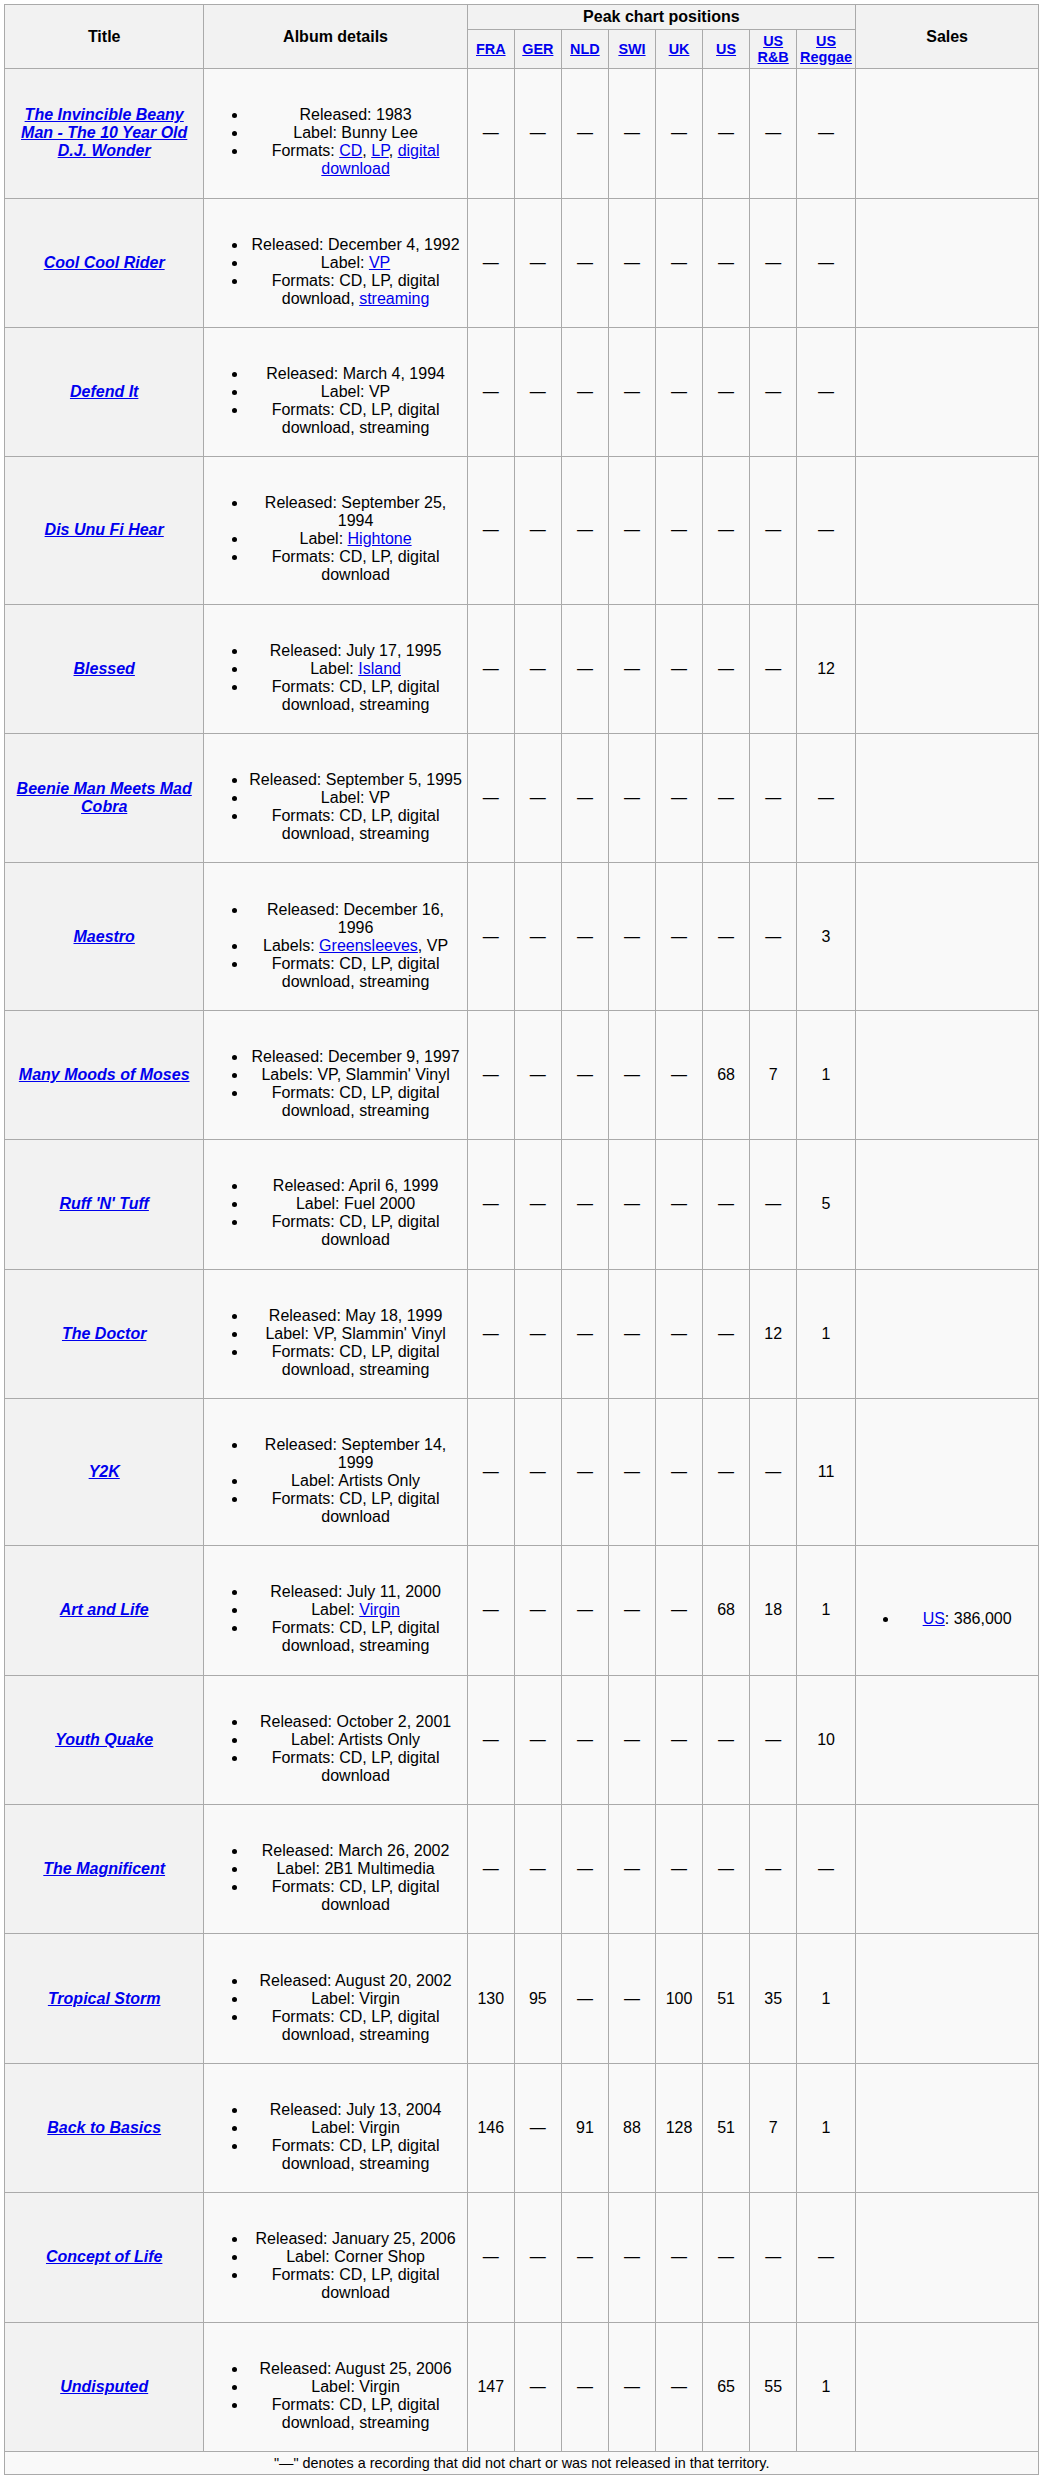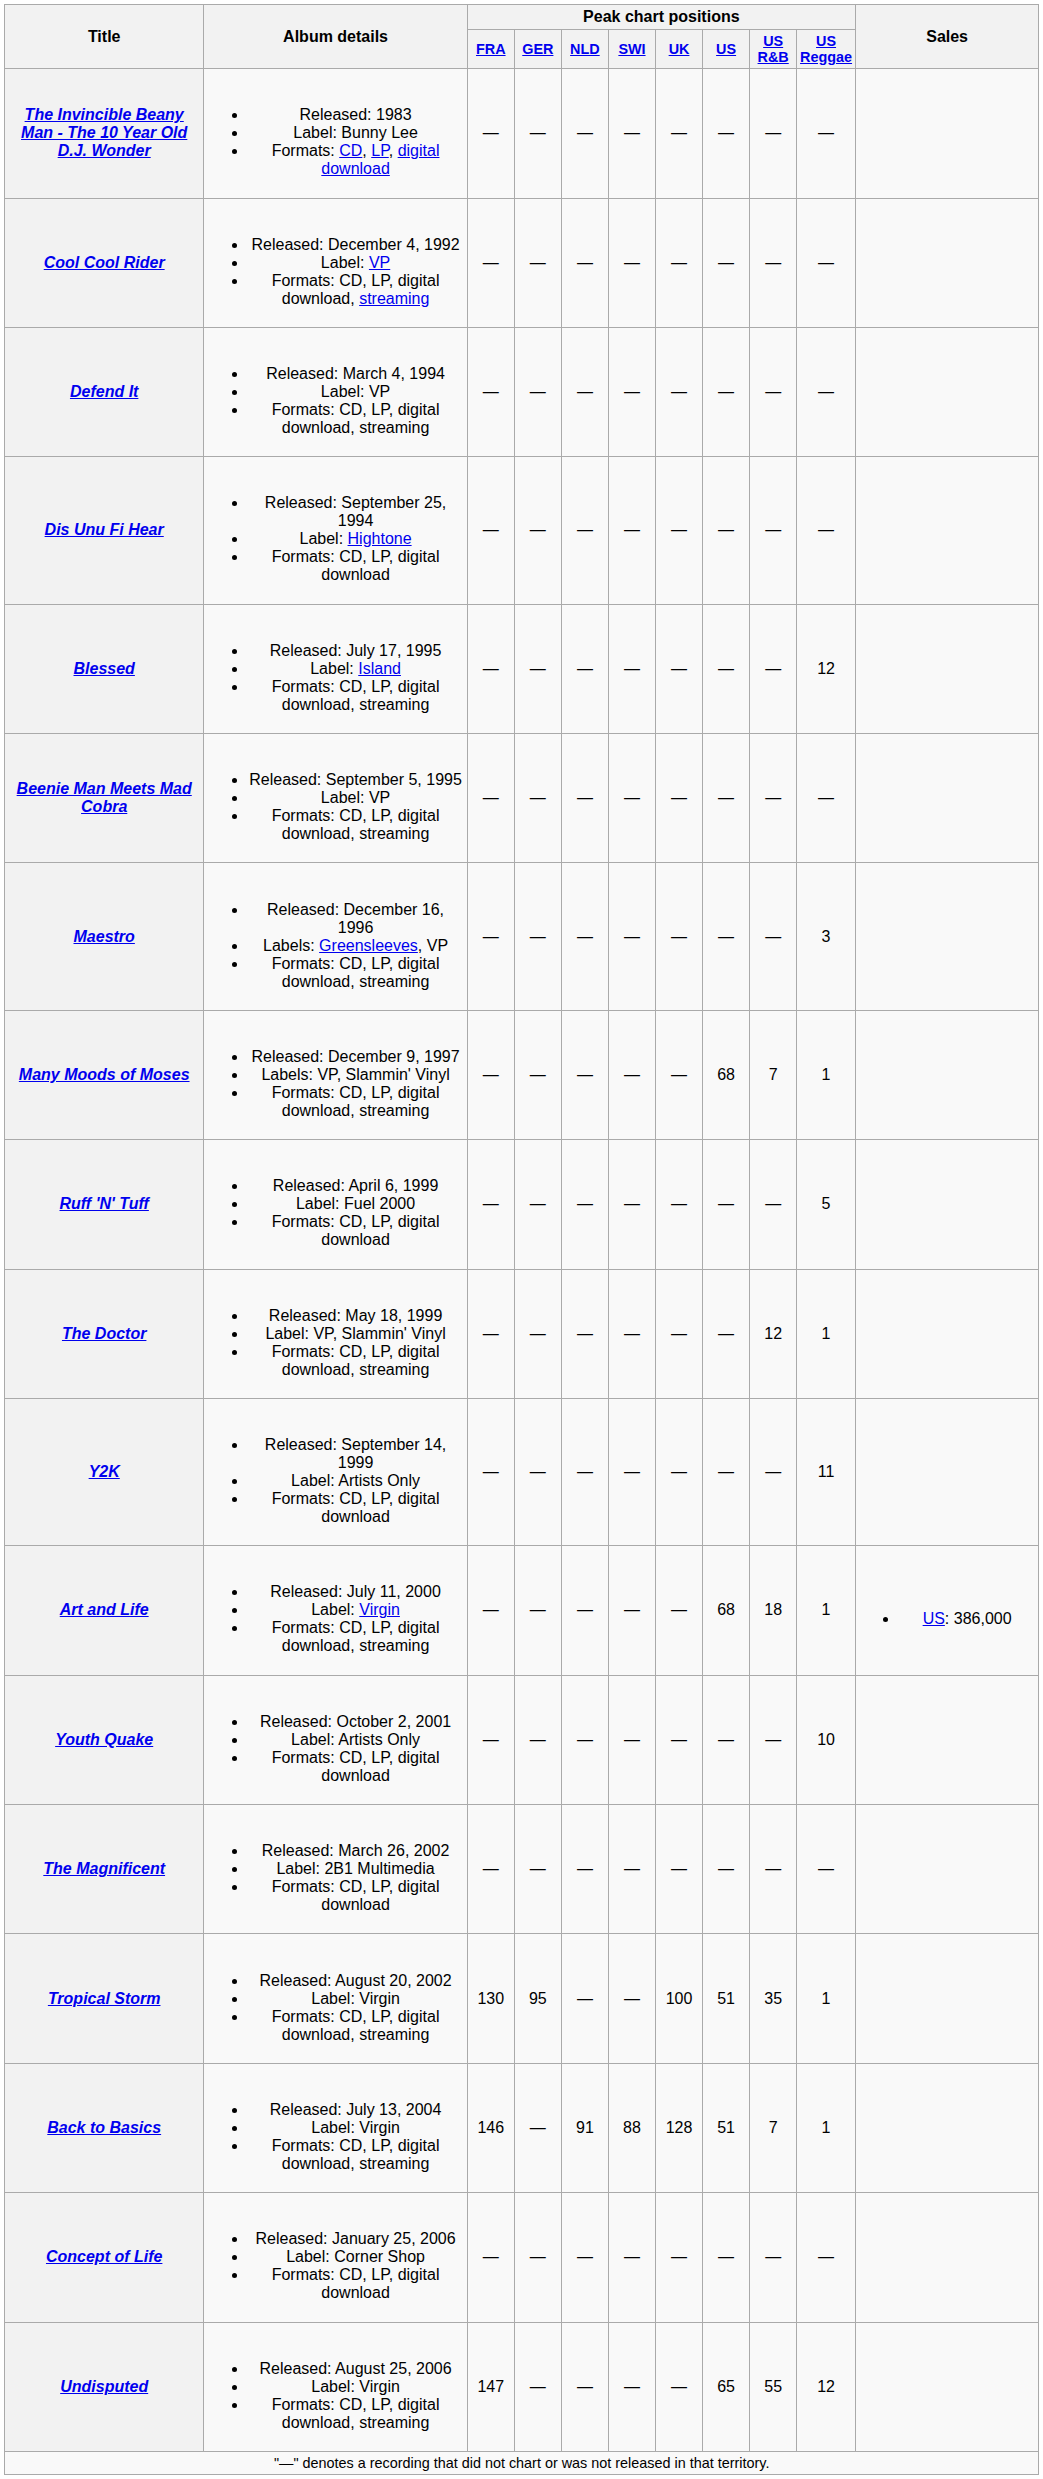(826, 2386) 1 -> (826, 2386) 12
